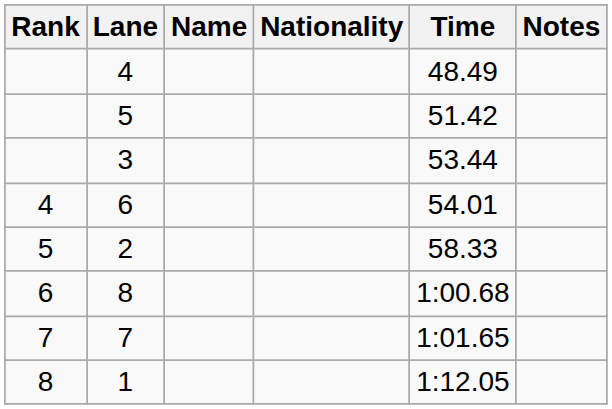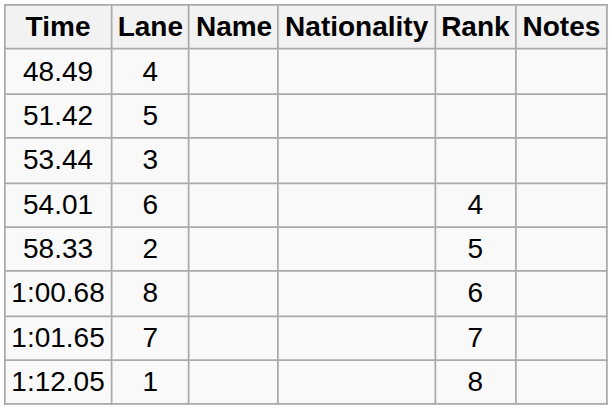columns swapped: (46, 26) <-> (463, 26)
